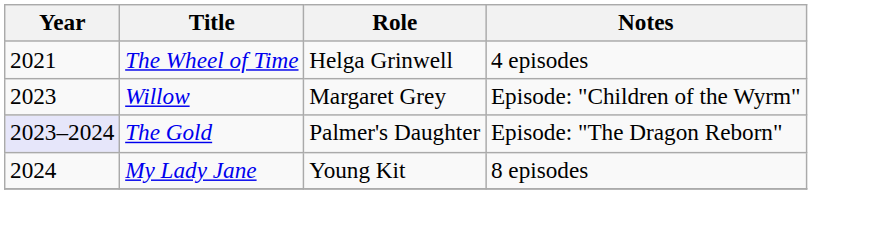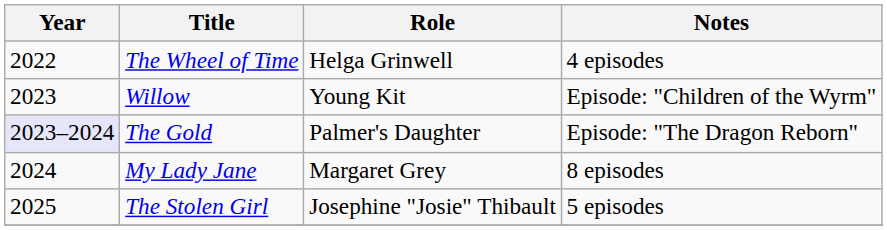(33, 59) 2021 -> (33, 59) 2022
(378, 96) Margaret Grey -> (357, 96) Young Kit
(357, 170) Young Kit -> (378, 170) Margaret Grey
+ row: (197, 206)
